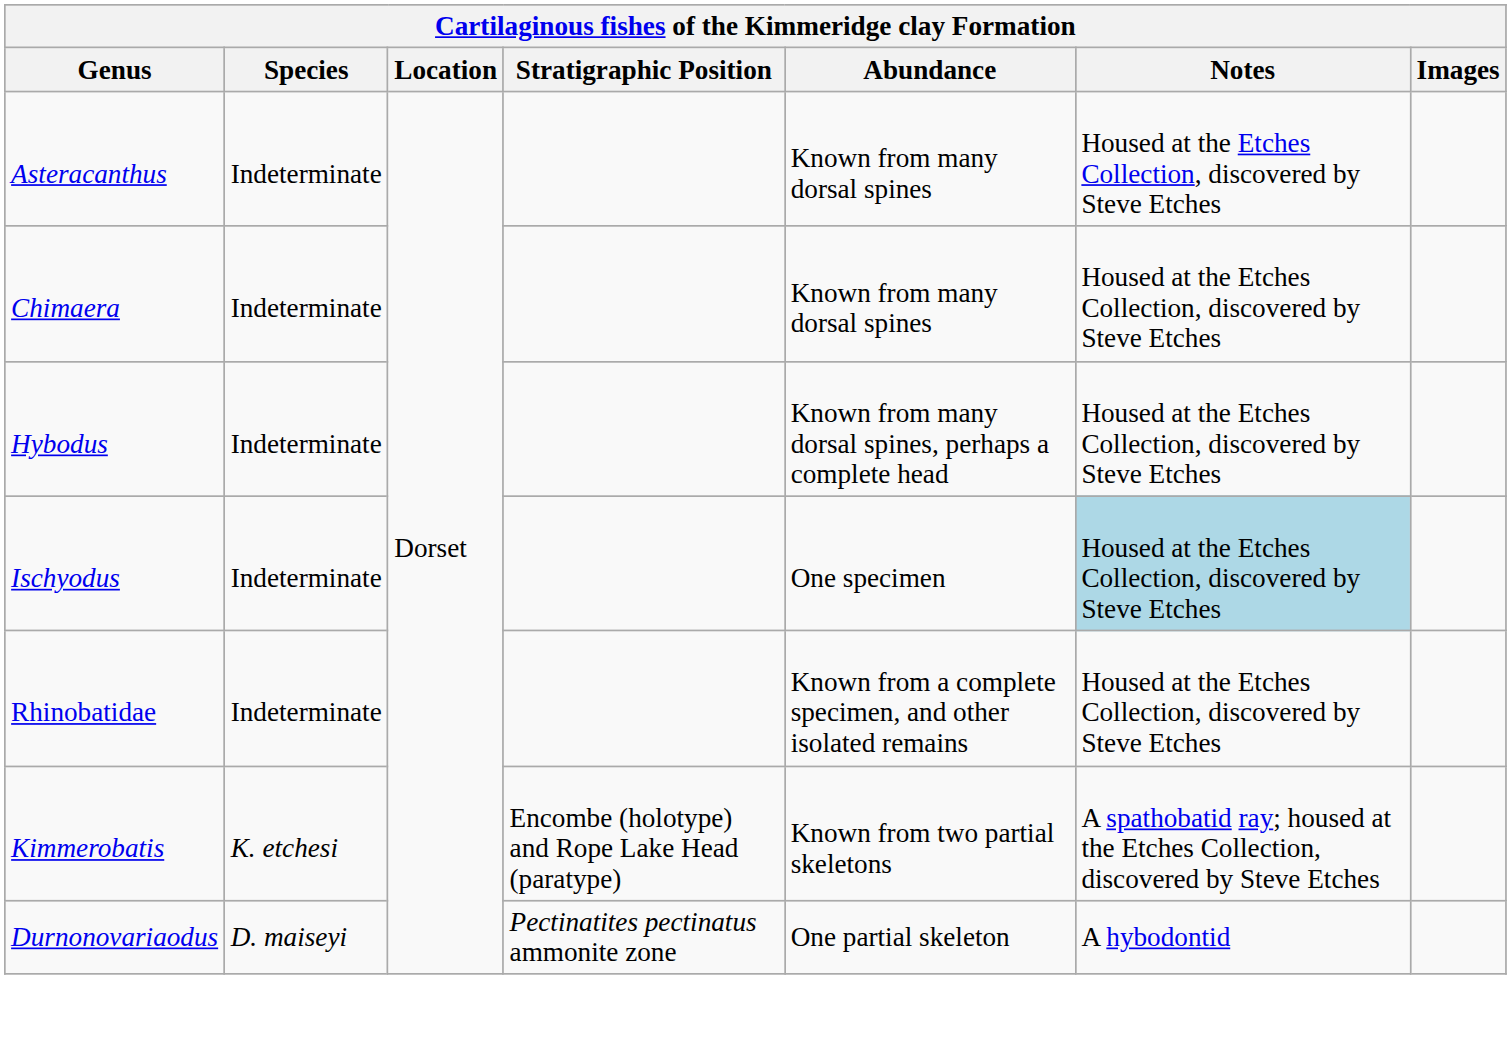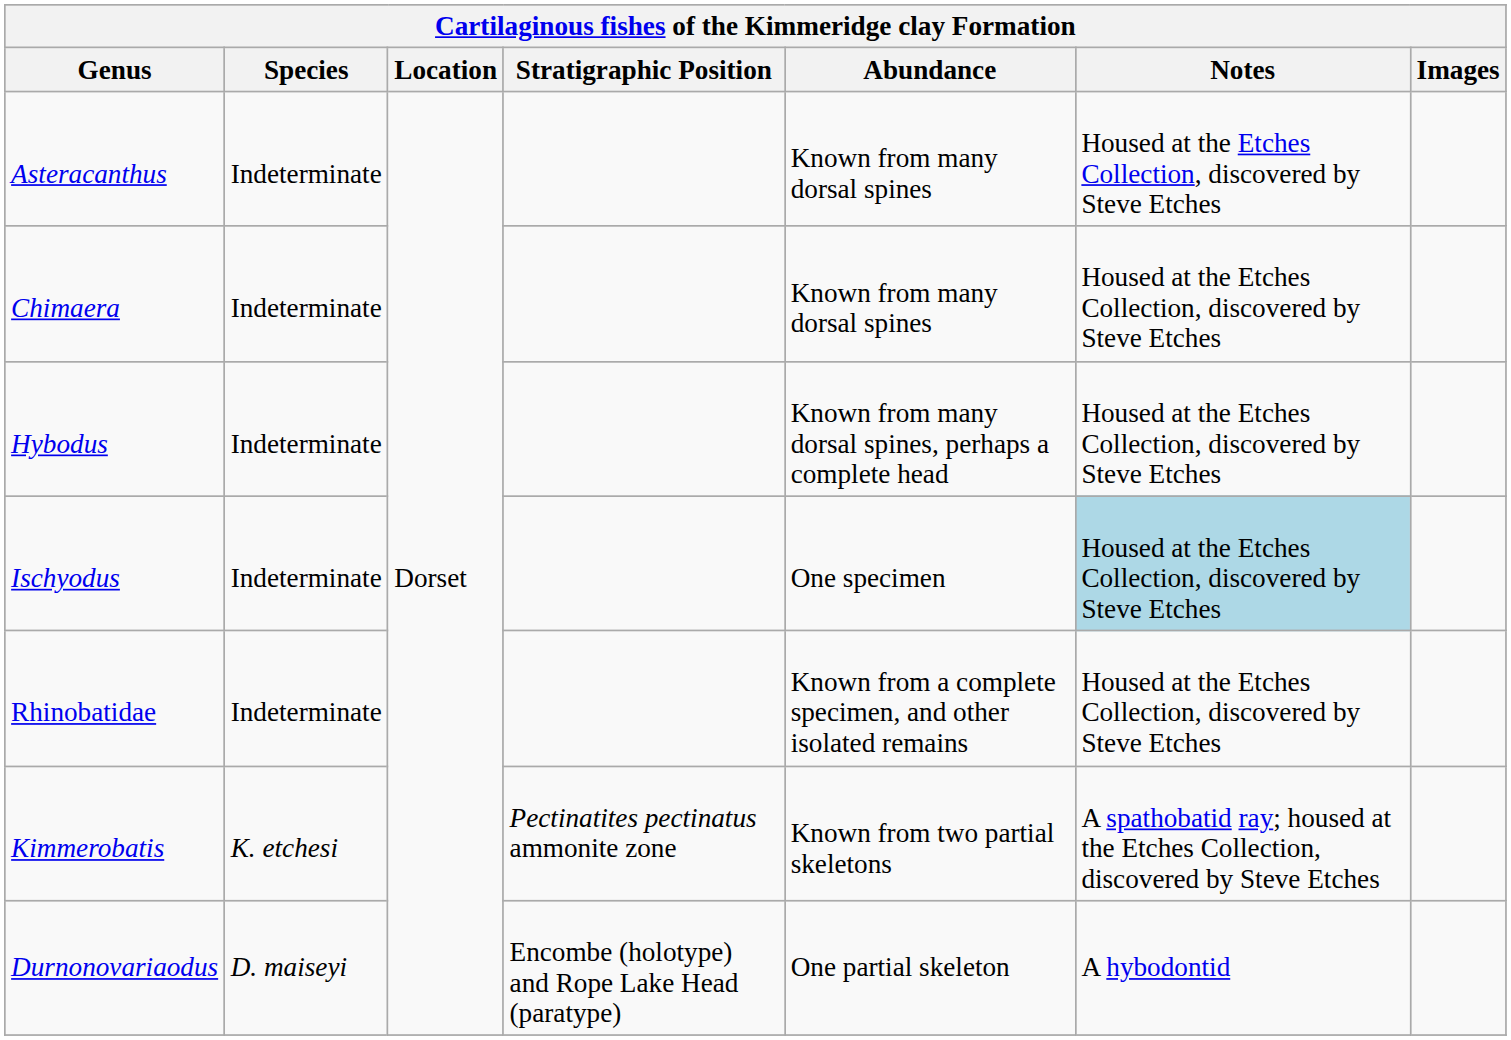(624, 848) Encombe (holotype) and Rope Lake Head (paratype) -> (633, 832) Pectinatites pectinatus ammonite zone
(633, 937) Pectinatites pectinatus ammonite zone -> (624, 983) Encombe (holotype) and Rope Lake Head (paratype)
